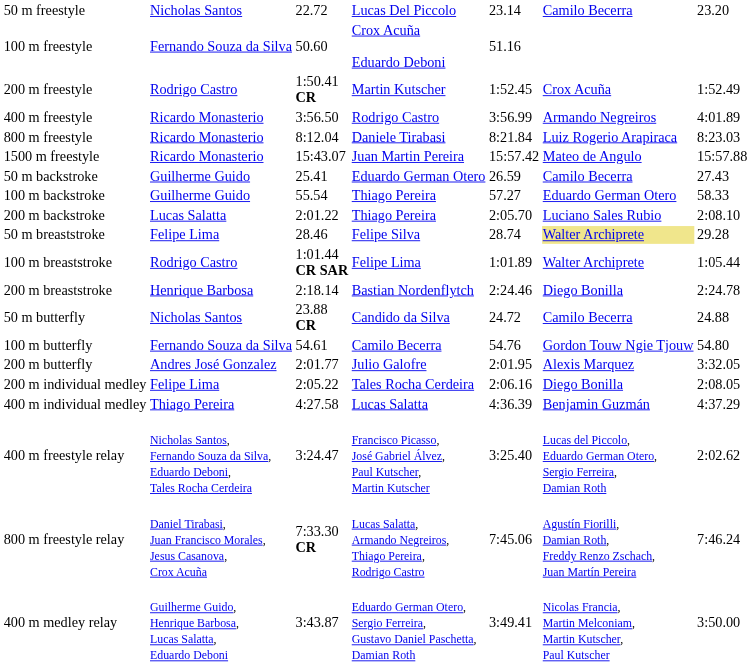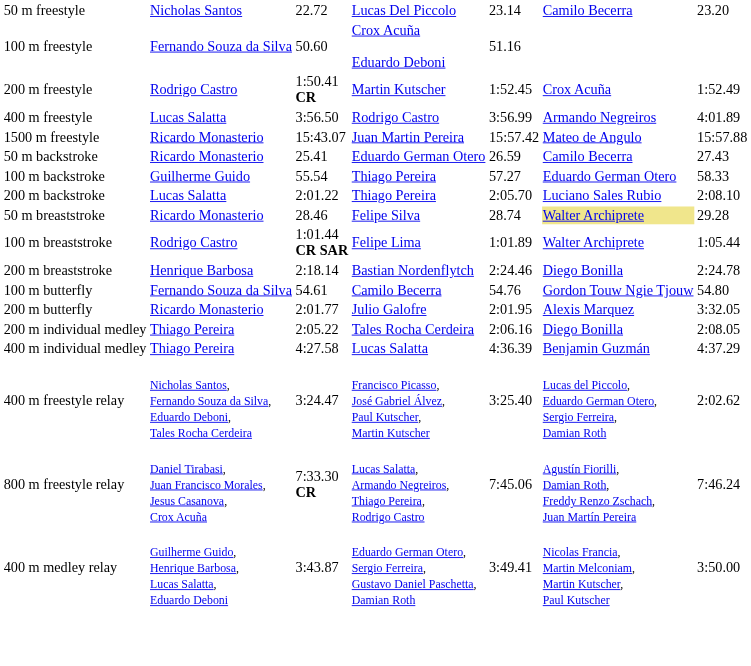(207, 117) Ricardo Monasterio -> (188, 117) Lucas Salatta
- row: (48, 137)
(200, 176) Guilherme Guido -> (207, 156) Ricardo Monasterio
(185, 235) Felipe Lima -> (207, 215) Ricardo Monasterio
- row: (44, 317)
(213, 364) Andres José Gonzalez -> (207, 309) Ricardo Monasterio
(185, 384) Felipe Lima -> (192, 329) Thiago Pereira
